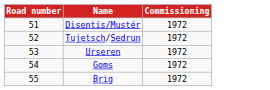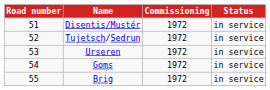+ column: (239, 11)
